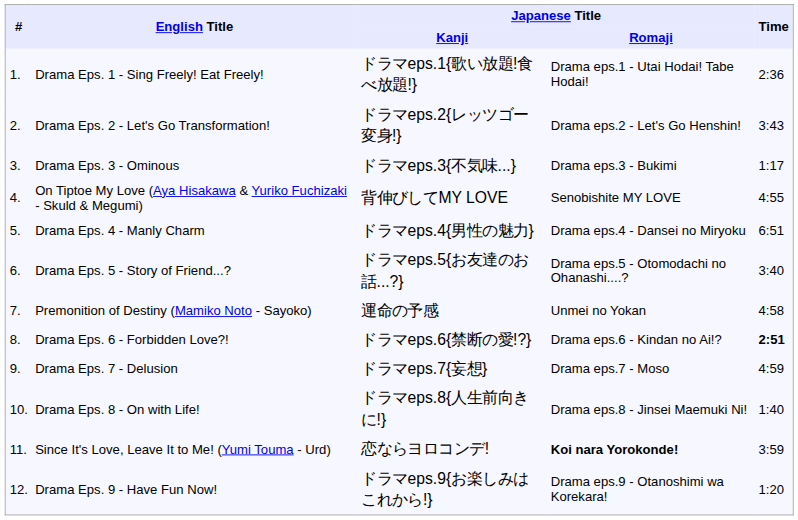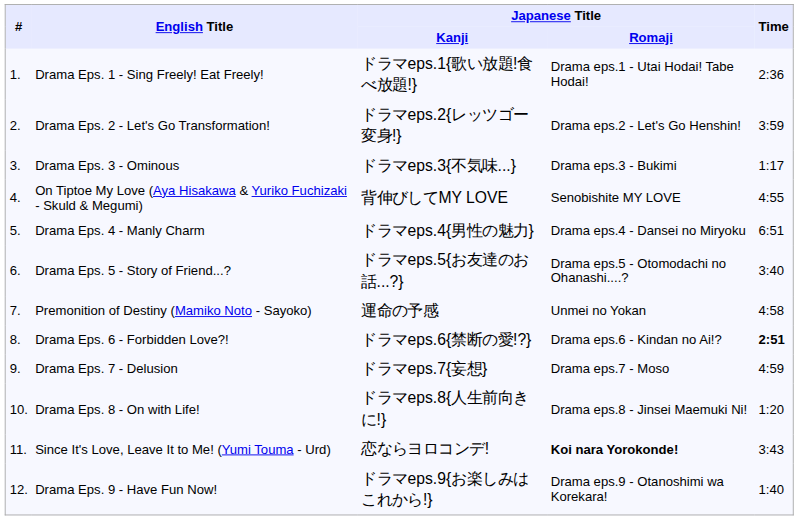(771, 125) 3:43 -> (771, 125) 3:59
(771, 409) 1:40 -> (771, 409) 1:20
(771, 449) 3:59 -> (771, 449) 3:43
(771, 489) 1:20 -> (771, 489) 1:40
